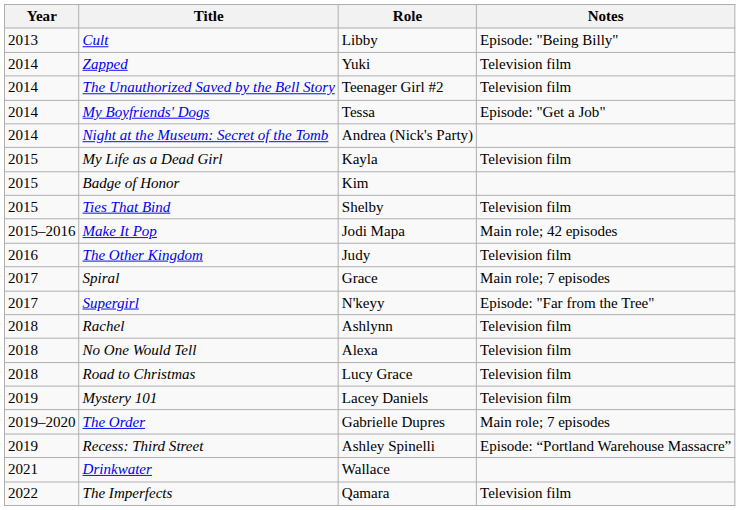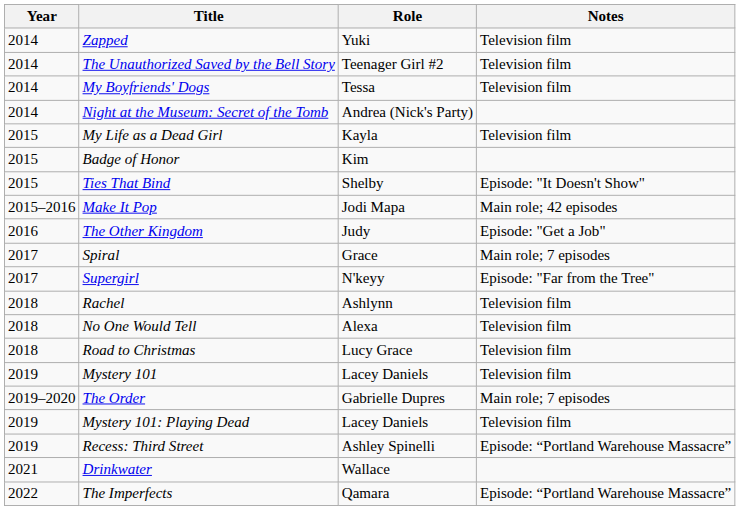- row: (96, 40)
(543, 111) Episode: "Get a Job" -> (526, 87) Television film
(526, 207) Television film -> (563, 183) Episode: "It Doesn't Show"
(526, 254) Television film -> (543, 231) Episode: "Get a Job"
+ row: (166, 421)
(526, 493) Television film -> (606, 493) Episode: “Portland Warehouse Massacre”
